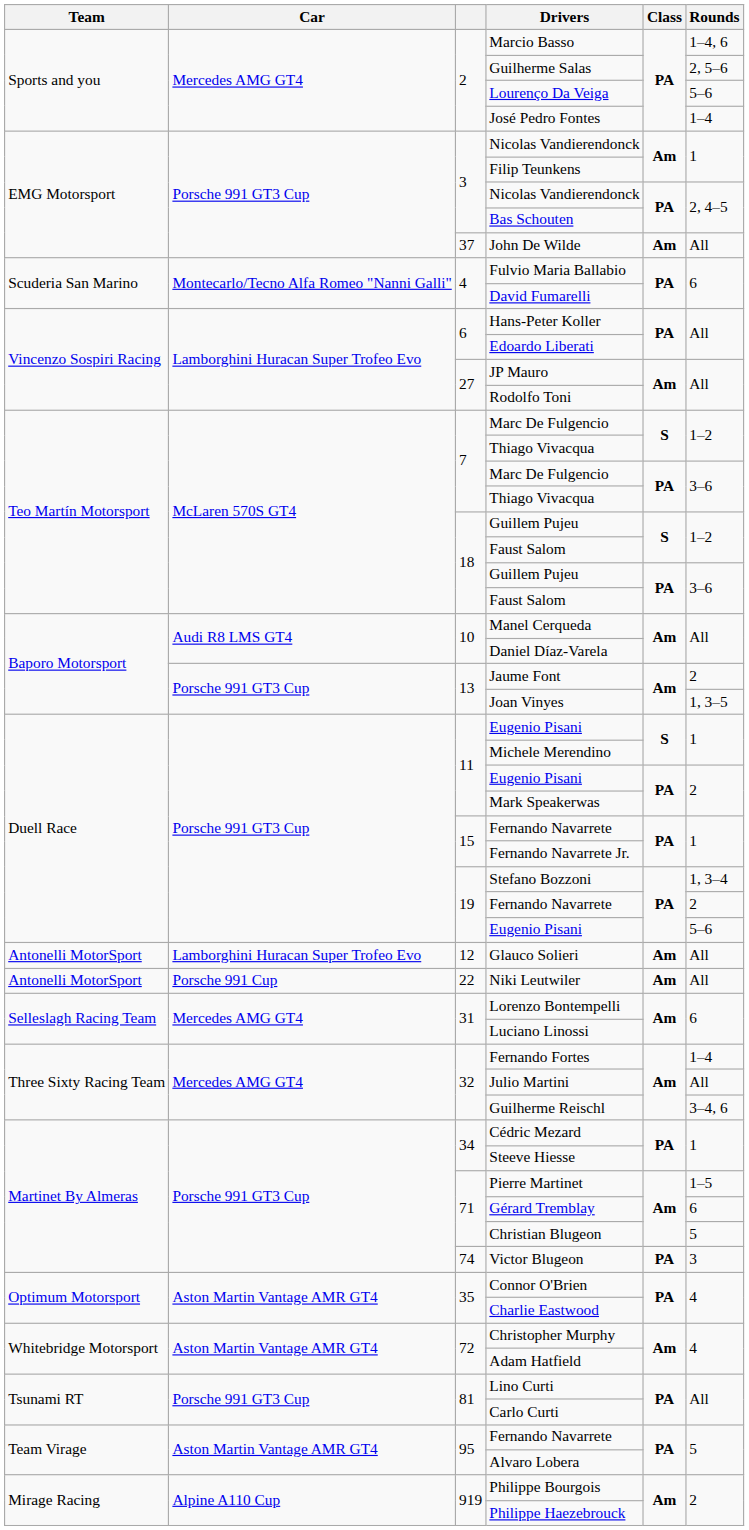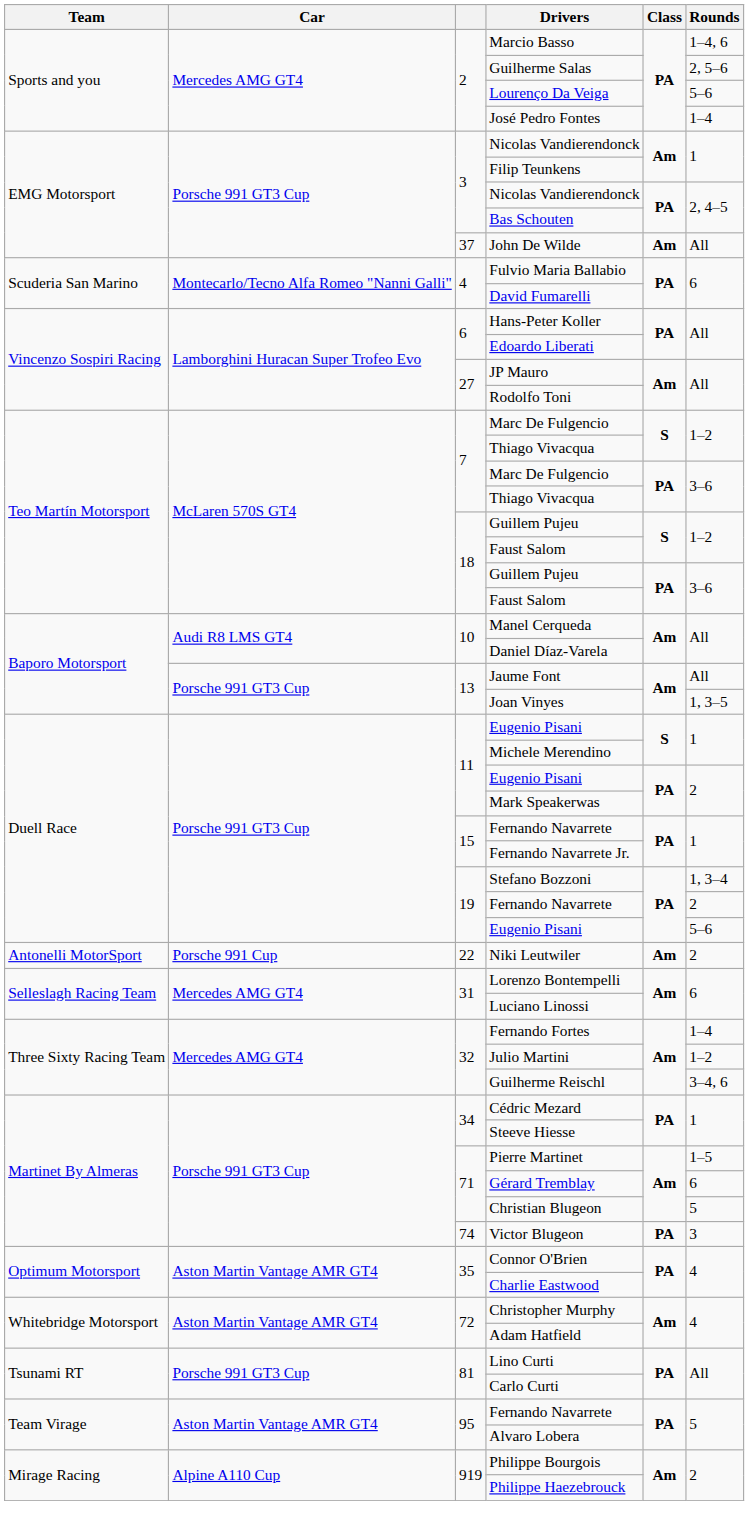(693, 675) 2 -> (699, 675) All
- row: (467, 954)
(699, 980) All -> (693, 954) 2
(699, 1081) All -> (701, 1056) 1–2
